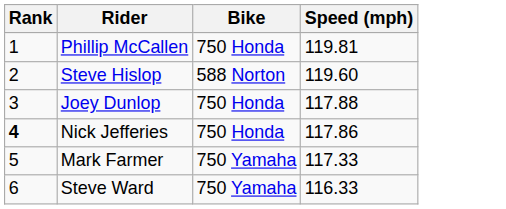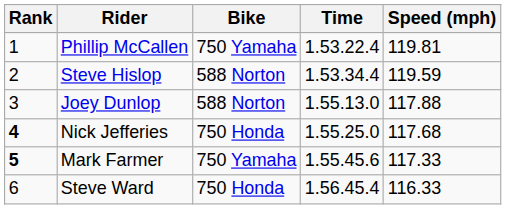+ column: (342, 18)
(240, 47) 750 Honda -> (247, 47) 750 Yamaha
(331, 75) 119.60 -> (414, 75) 119.59
(240, 103) 750 Honda -> (241, 103) 588 Norton
(331, 132) 117.86 -> (414, 132) 117.68
(14, 160) normal -> (14, 160) bold
(247, 189) 750 Yamaha -> (240, 189) 750 Honda
